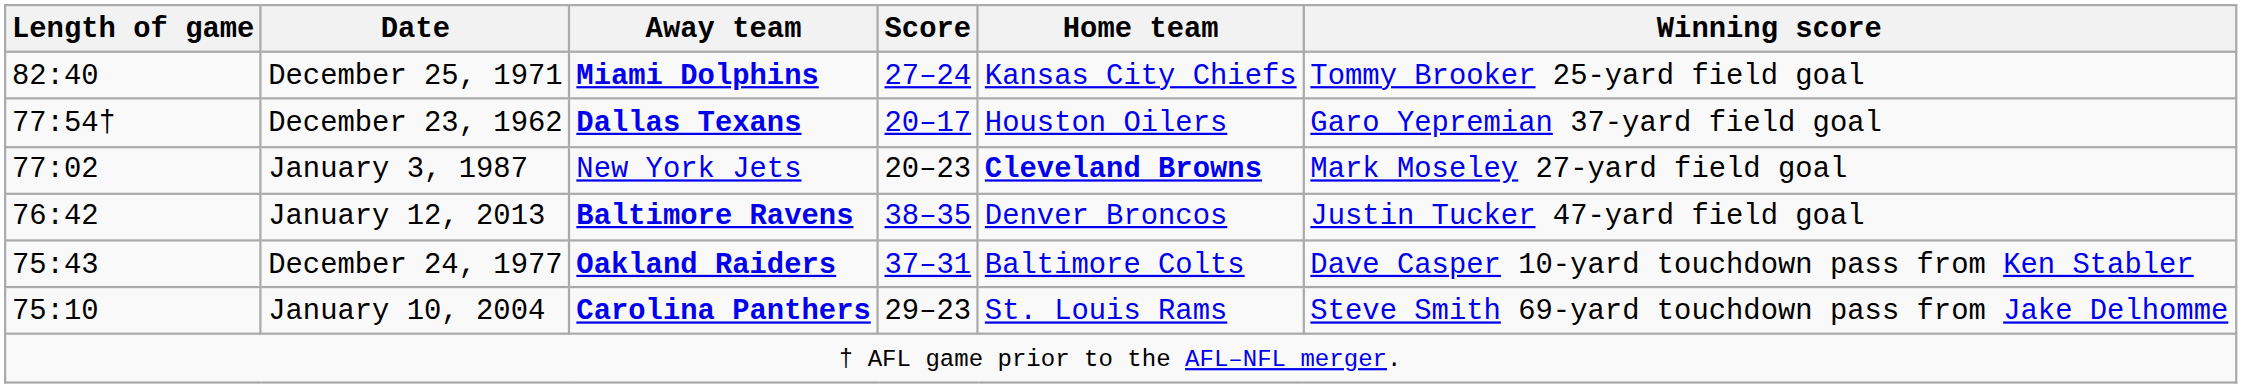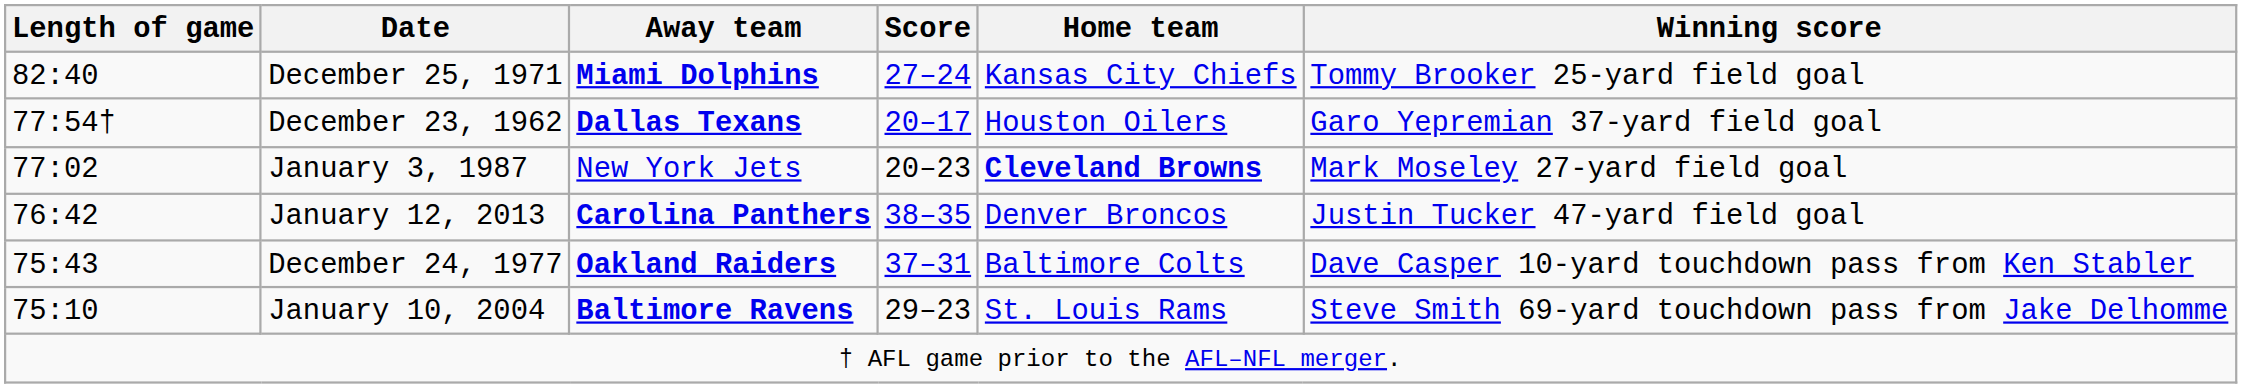(715, 217) Baltimore Ravens -> (724, 217) Carolina Panthers
(724, 311) Carolina Panthers -> (715, 311) Baltimore Ravens
